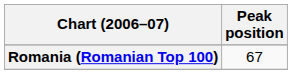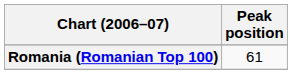(254, 57) 67 -> (254, 57) 61
